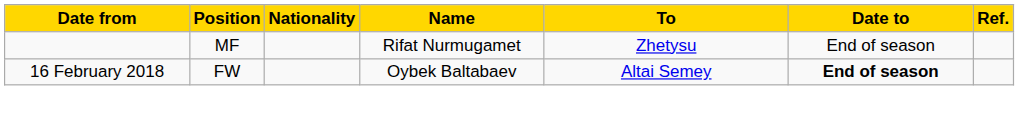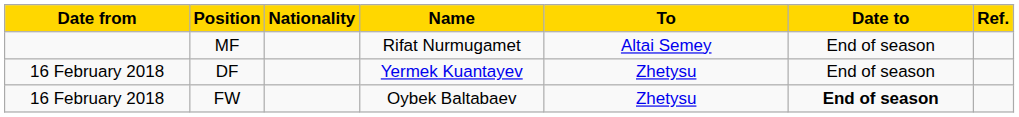(666, 45) Zhetysu -> (666, 45) Altai Semey
+ row: (227, 72)
(666, 72) Altai Semey -> (666, 99) Zhetysu
